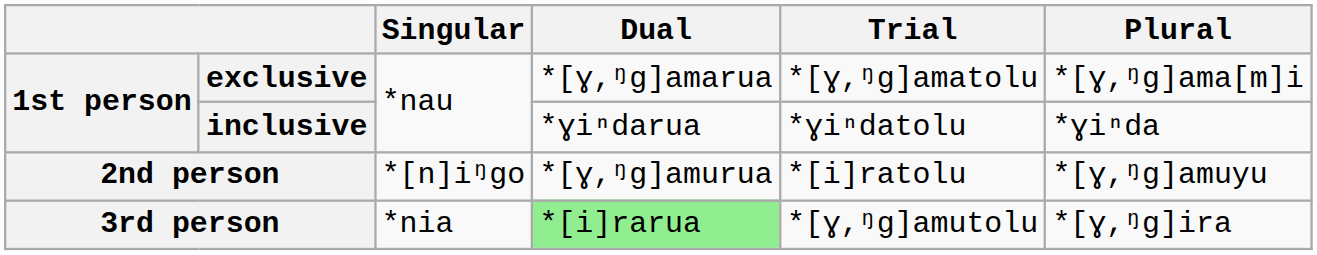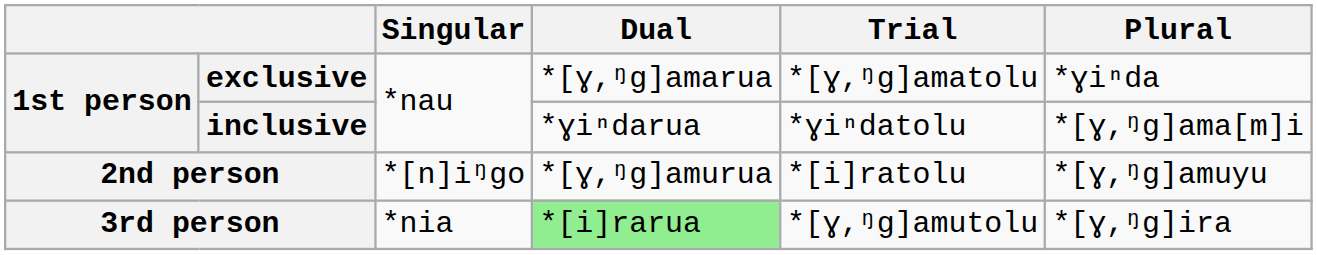(1178, 78) *[ɣ,ᵑg]ama[m]i -> (1106, 78) *ɣiⁿda
(1106, 127) *ɣiⁿda -> (1178, 127) *[ɣ,ᵑg]ama[m]i
